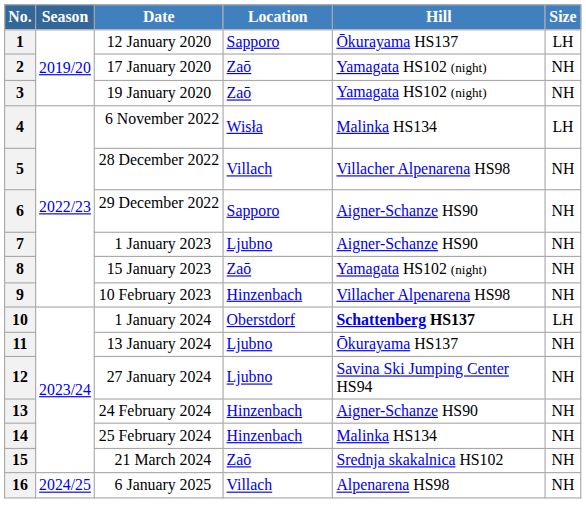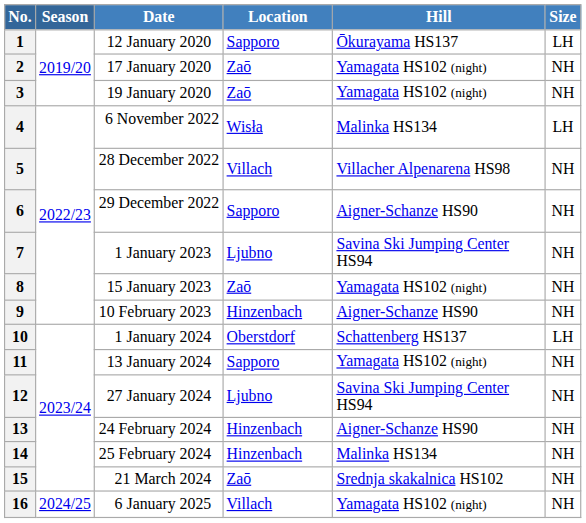(407, 244) Aigner-Schanze HS90 -> (423, 252) Savina Ski Jumping Center HS94
(423, 294) Villacher Alpenarena HS98 -> (407, 312) Aigner-Schanze HS90
(406, 319) bold -> (402, 336) normal
(249, 344) Ljubno -> (253, 362) Sapporo
(397, 344) Ōkurayama HS137 -> (412, 361) Yamagata HS102 (night)
(393, 485) Alpenarena HS98 -> (412, 503) Yamagata HS102 (night)
